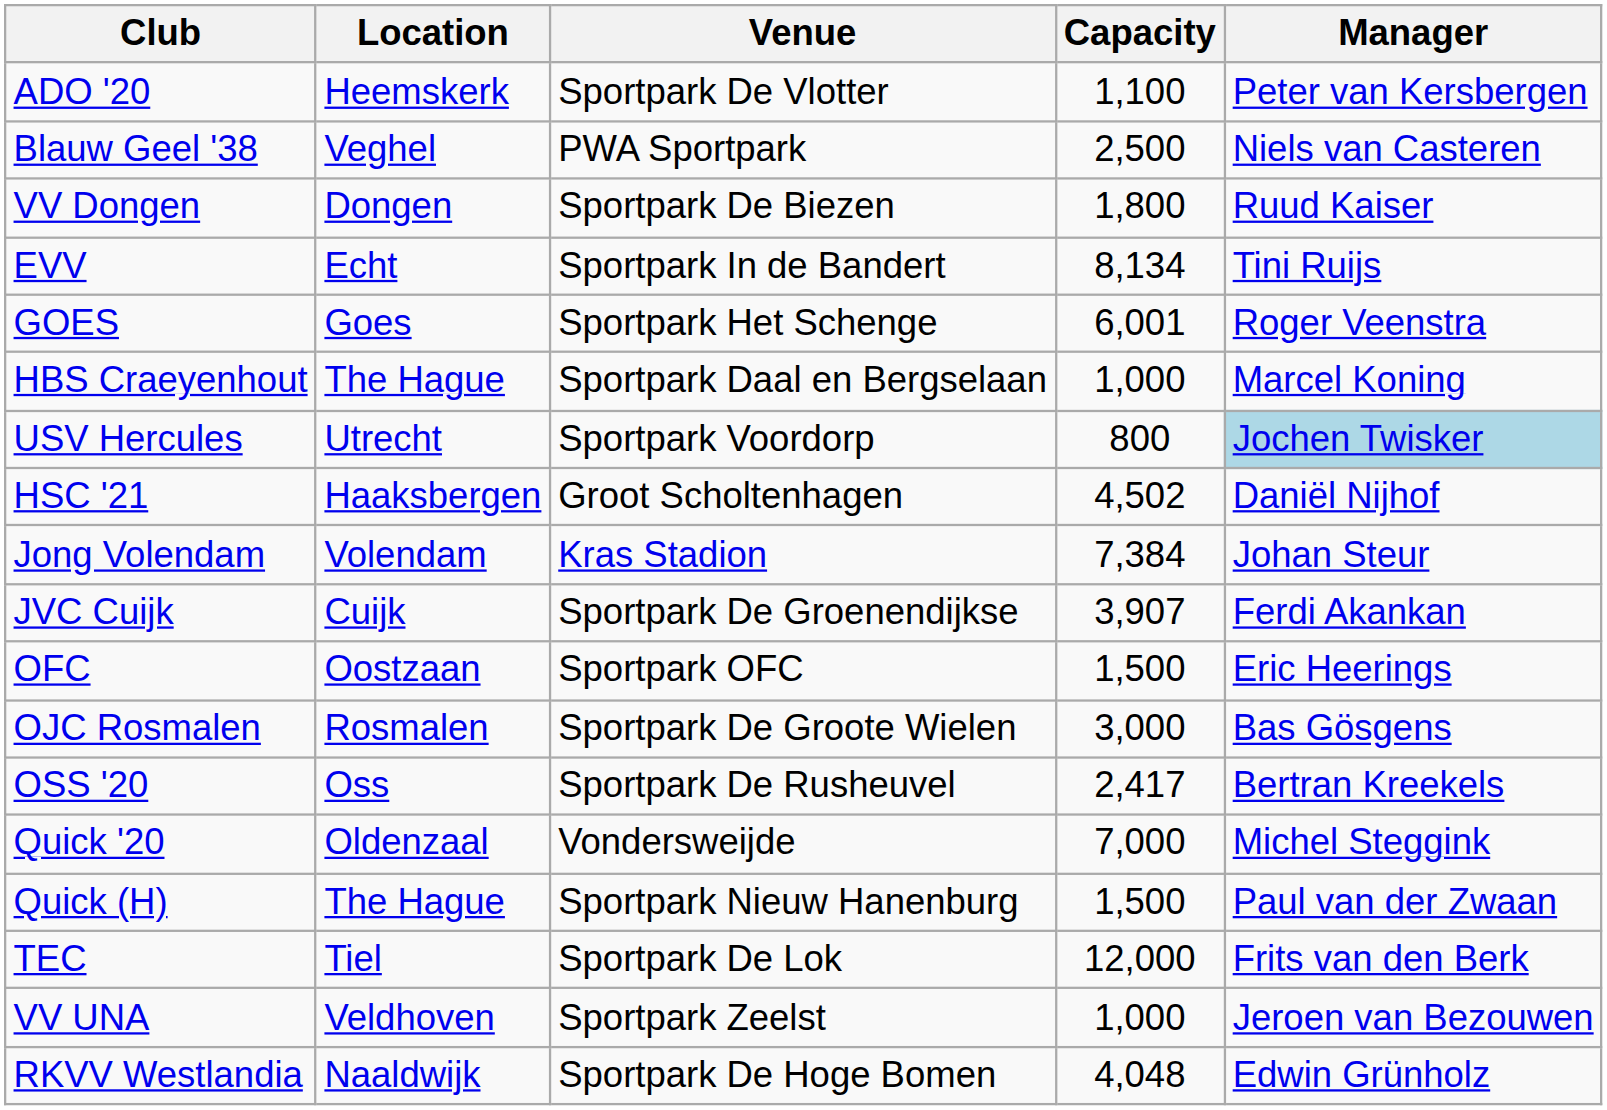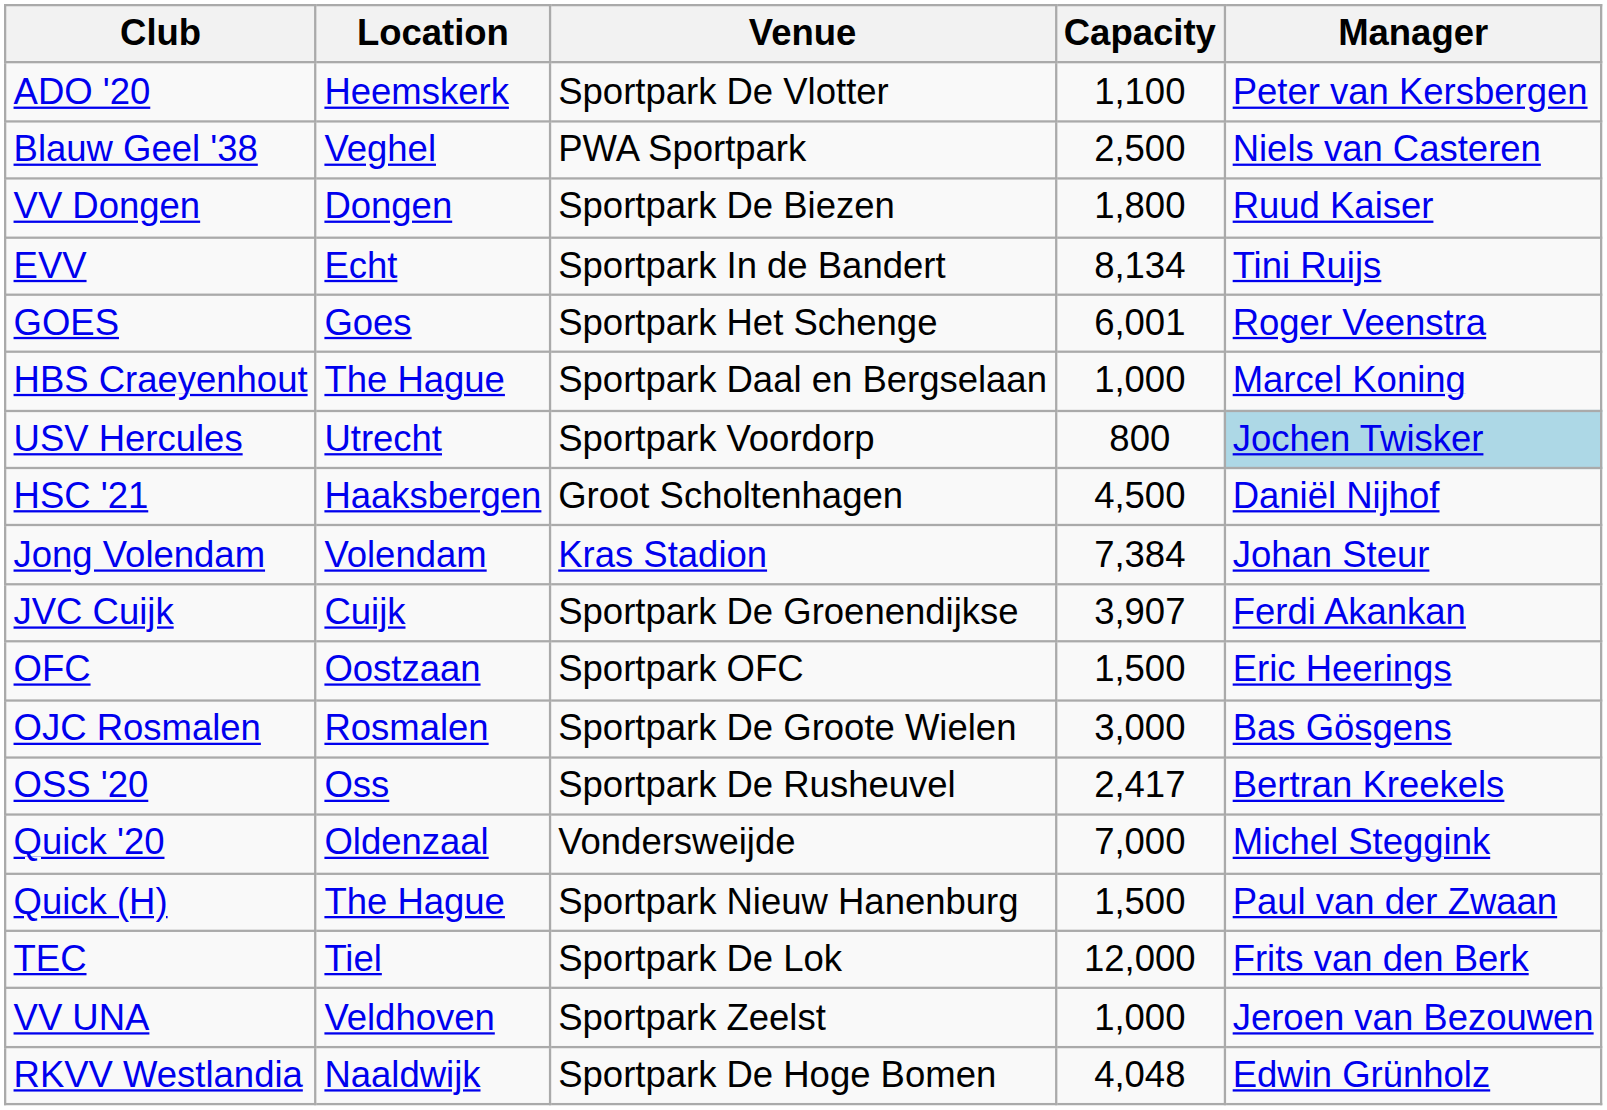(1140, 496) 4,502 -> (1140, 496) 4,500
